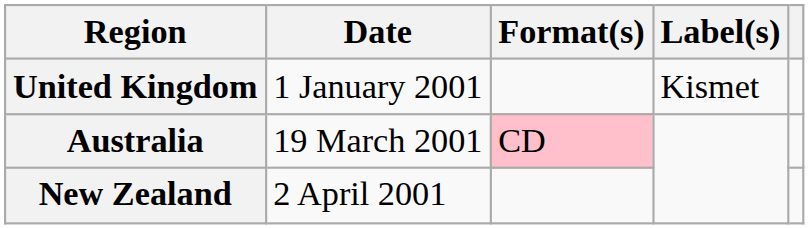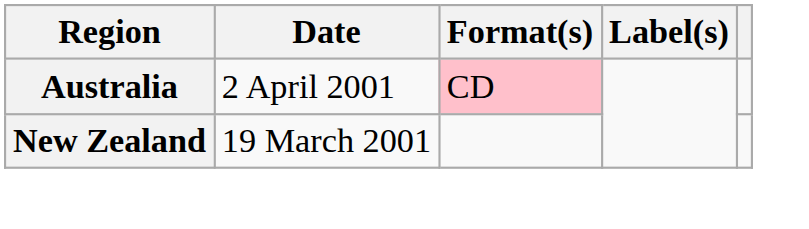- row: (135, 85)
(378, 140) 19 March 2001 -> (308, 85) 2 April 2001
(360, 194) 2 April 2001 -> (326, 140) 19 March 2001
